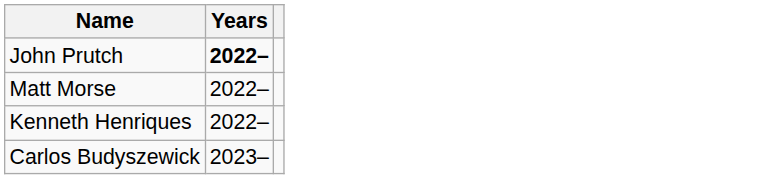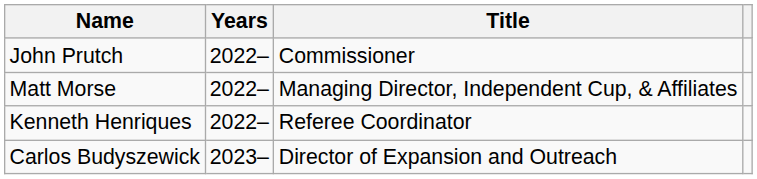+ column: (508, 21)
(239, 55) bold -> (239, 55) normal
